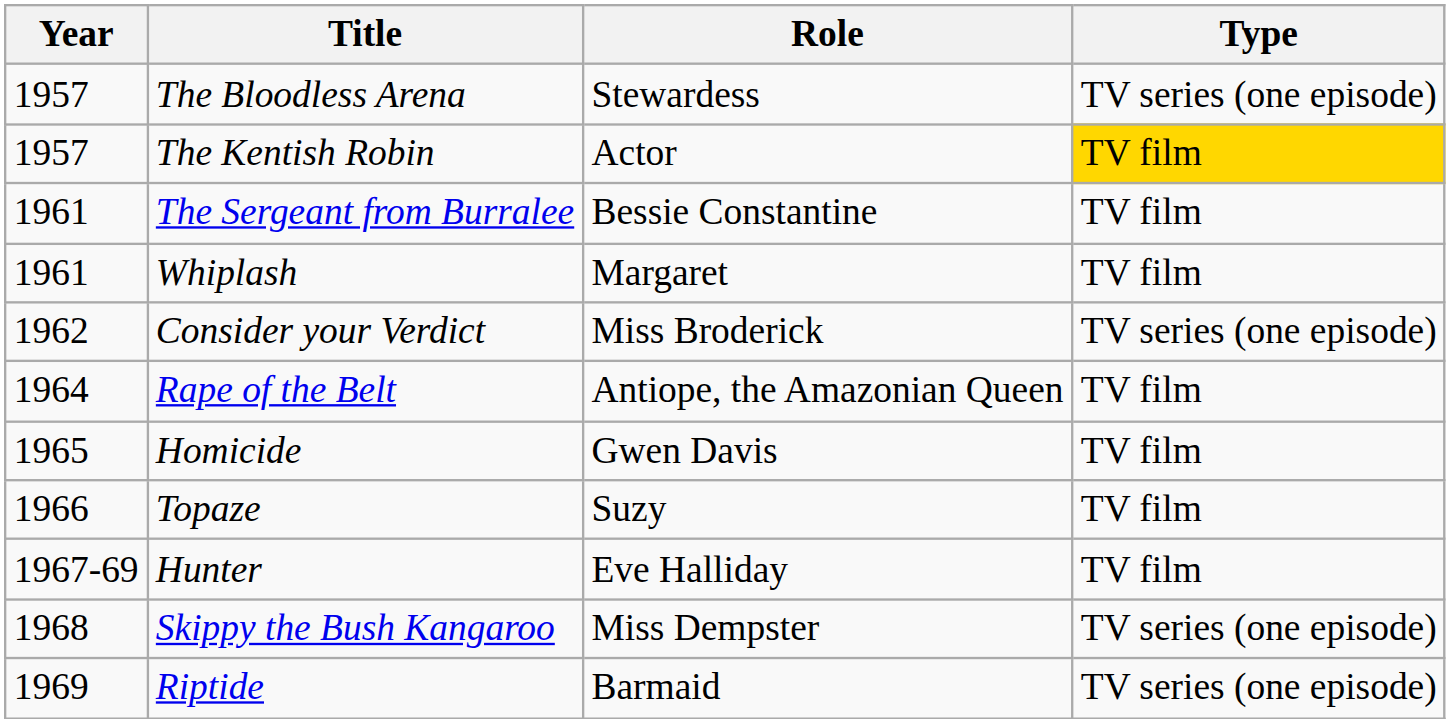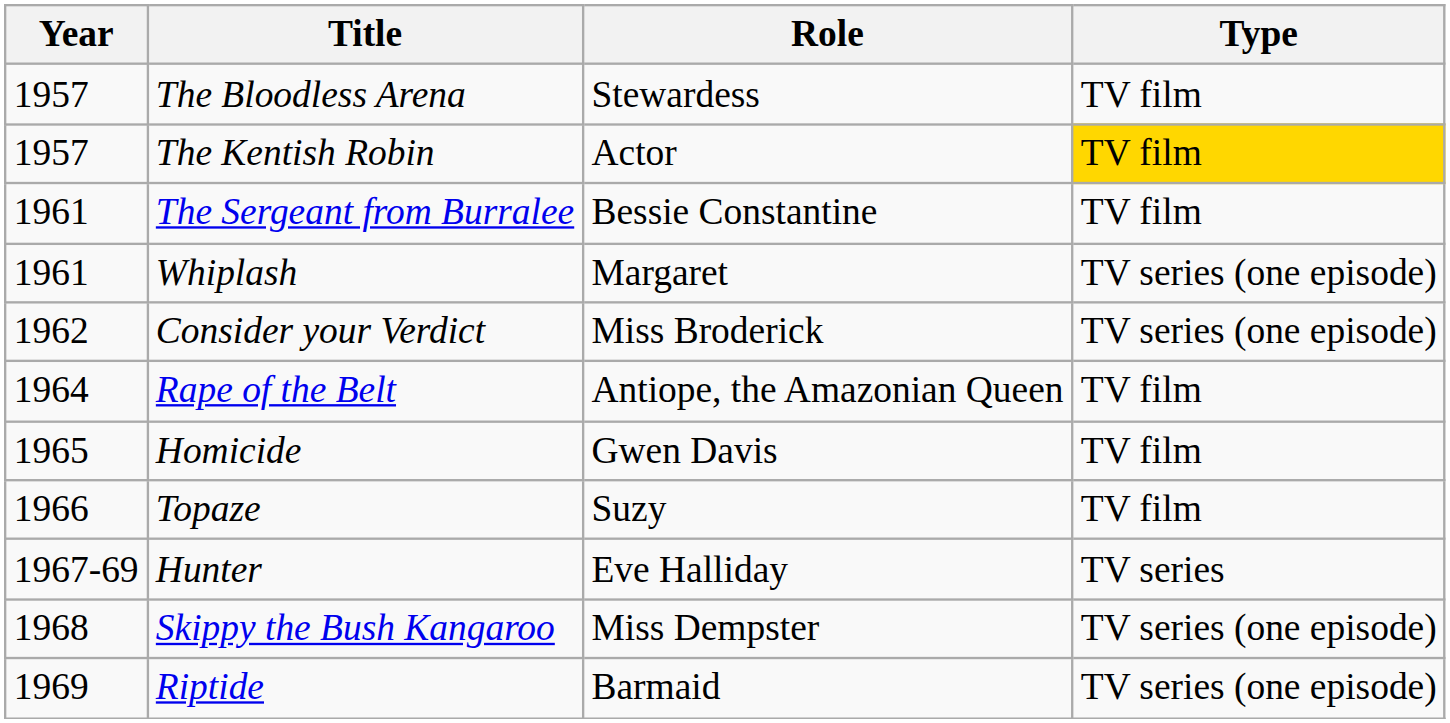(1259, 93) TV series (one episode) -> (1141, 93) TV film
(1141, 271) TV film -> (1259, 271) TV series (one episode)
(1141, 568) TV film -> (1153, 568) TV series
